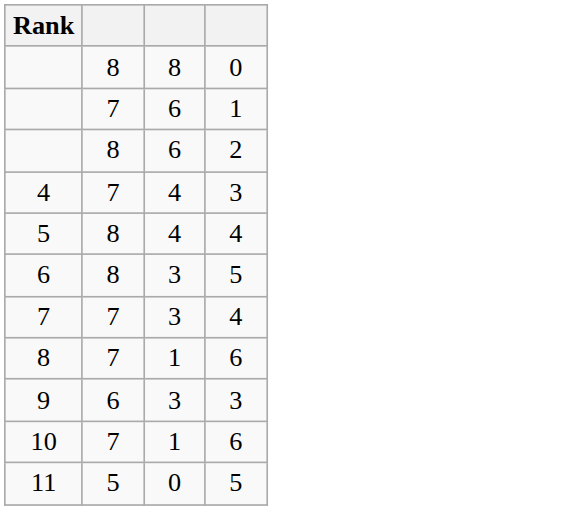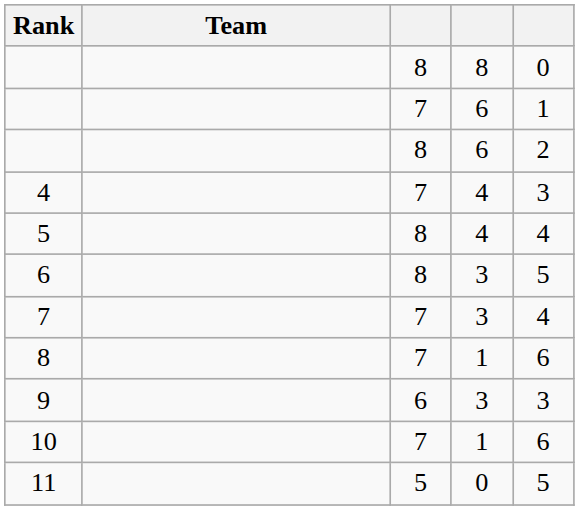+ column: (236, 25)
